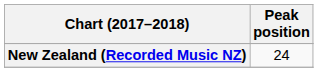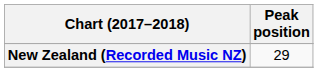(281, 55) 24 -> (281, 55) 29
